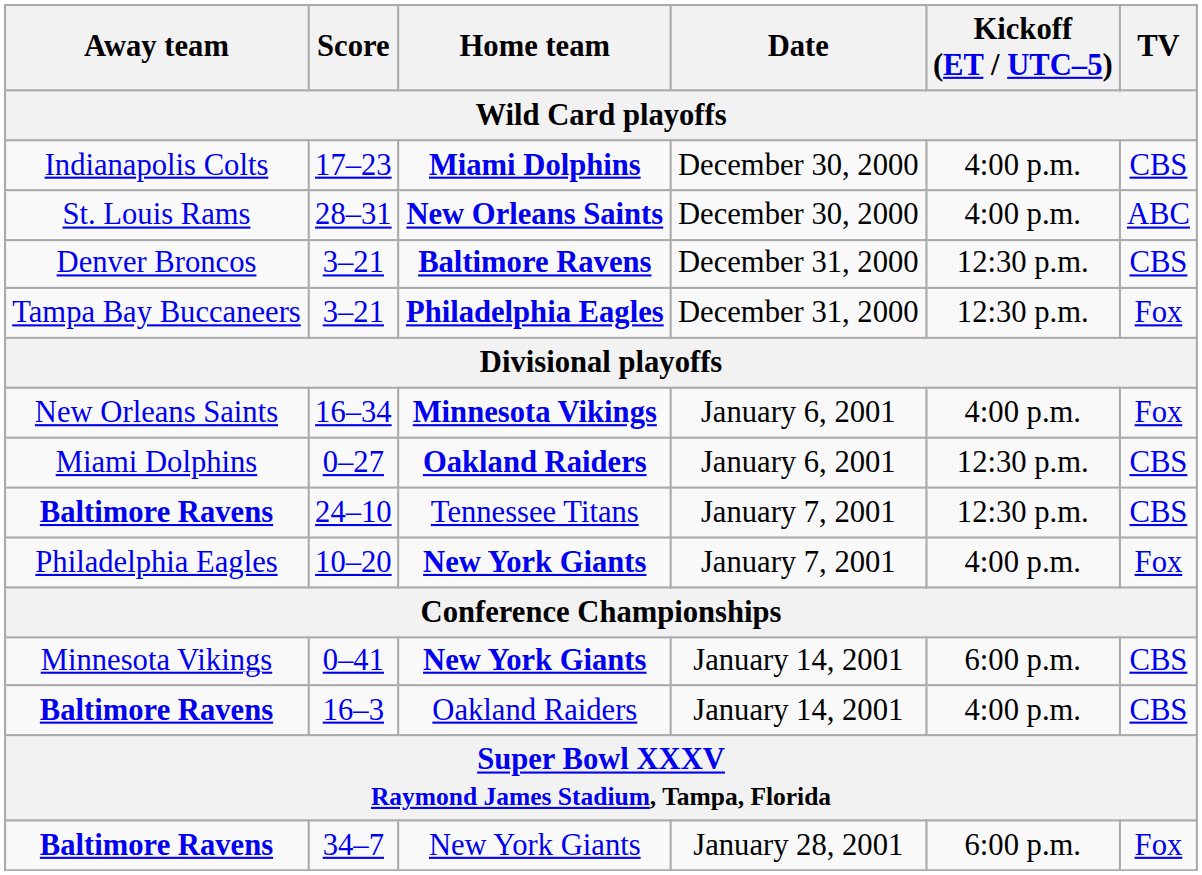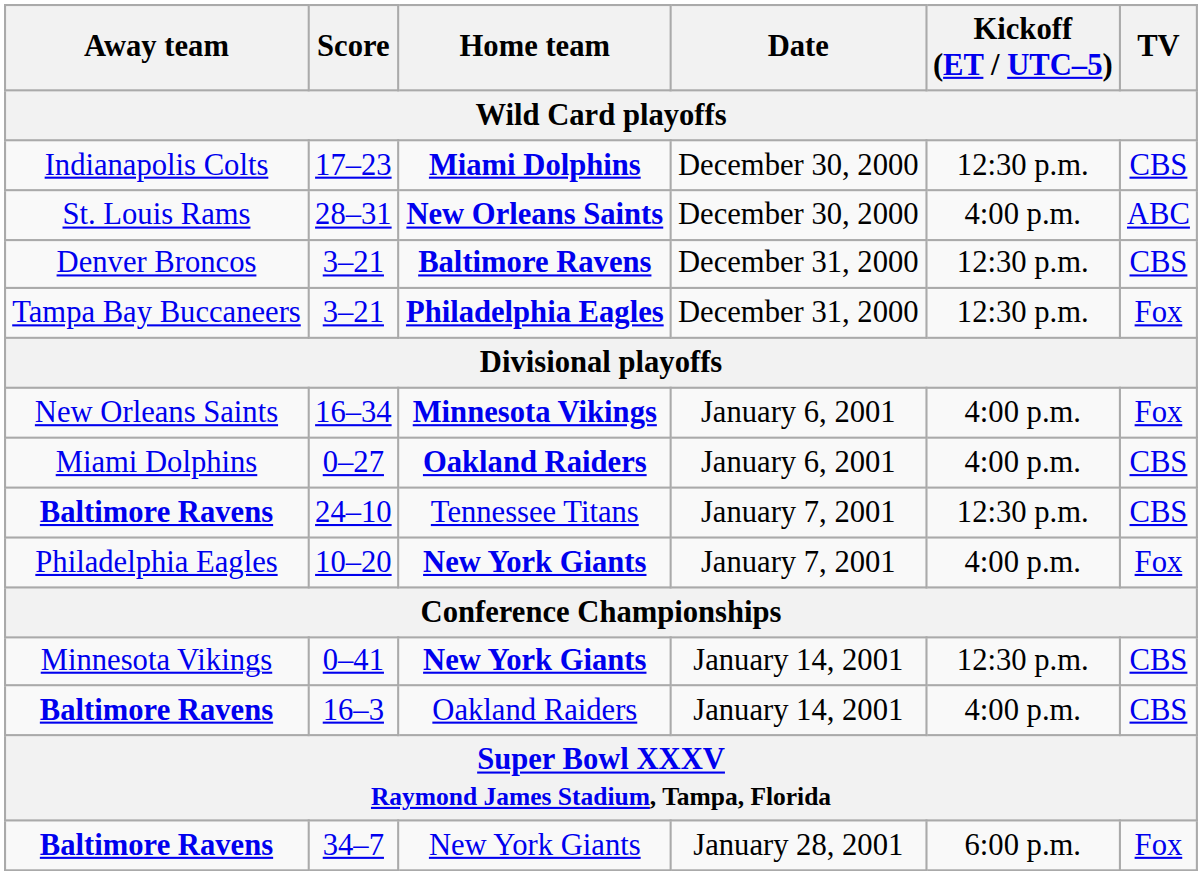(1023, 163) 4:00 p.m. -> (1023, 163) 12:30 p.m.
(1023, 461) 12:30 p.m. -> (1023, 461) 4:00 p.m.
(1023, 660) 6:00 p.m. -> (1023, 660) 12:30 p.m.
